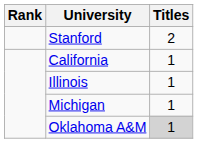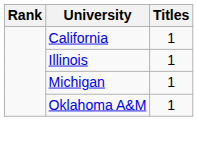- row: (75, 37)
(171, 127) lightgrey background -> (171, 104) no background
